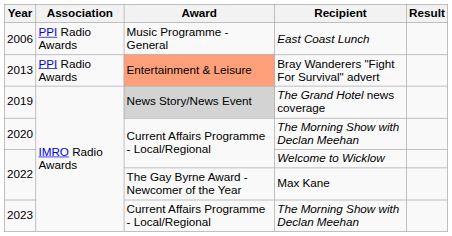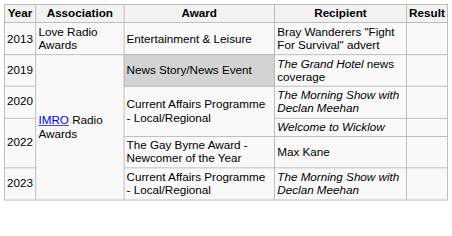- row: (20, 38)
(65, 70) PPI Radio Awards -> (68, 38) Love Radio Awards
(189, 70) lightsalmon background -> (189, 38) no background
